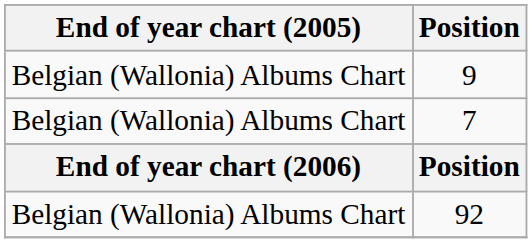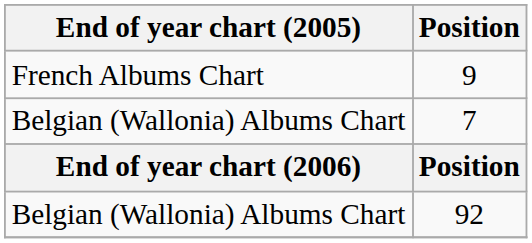(209, 74) Belgian (Wallonia) Albums Chart -> (138, 74) French Albums Chart
